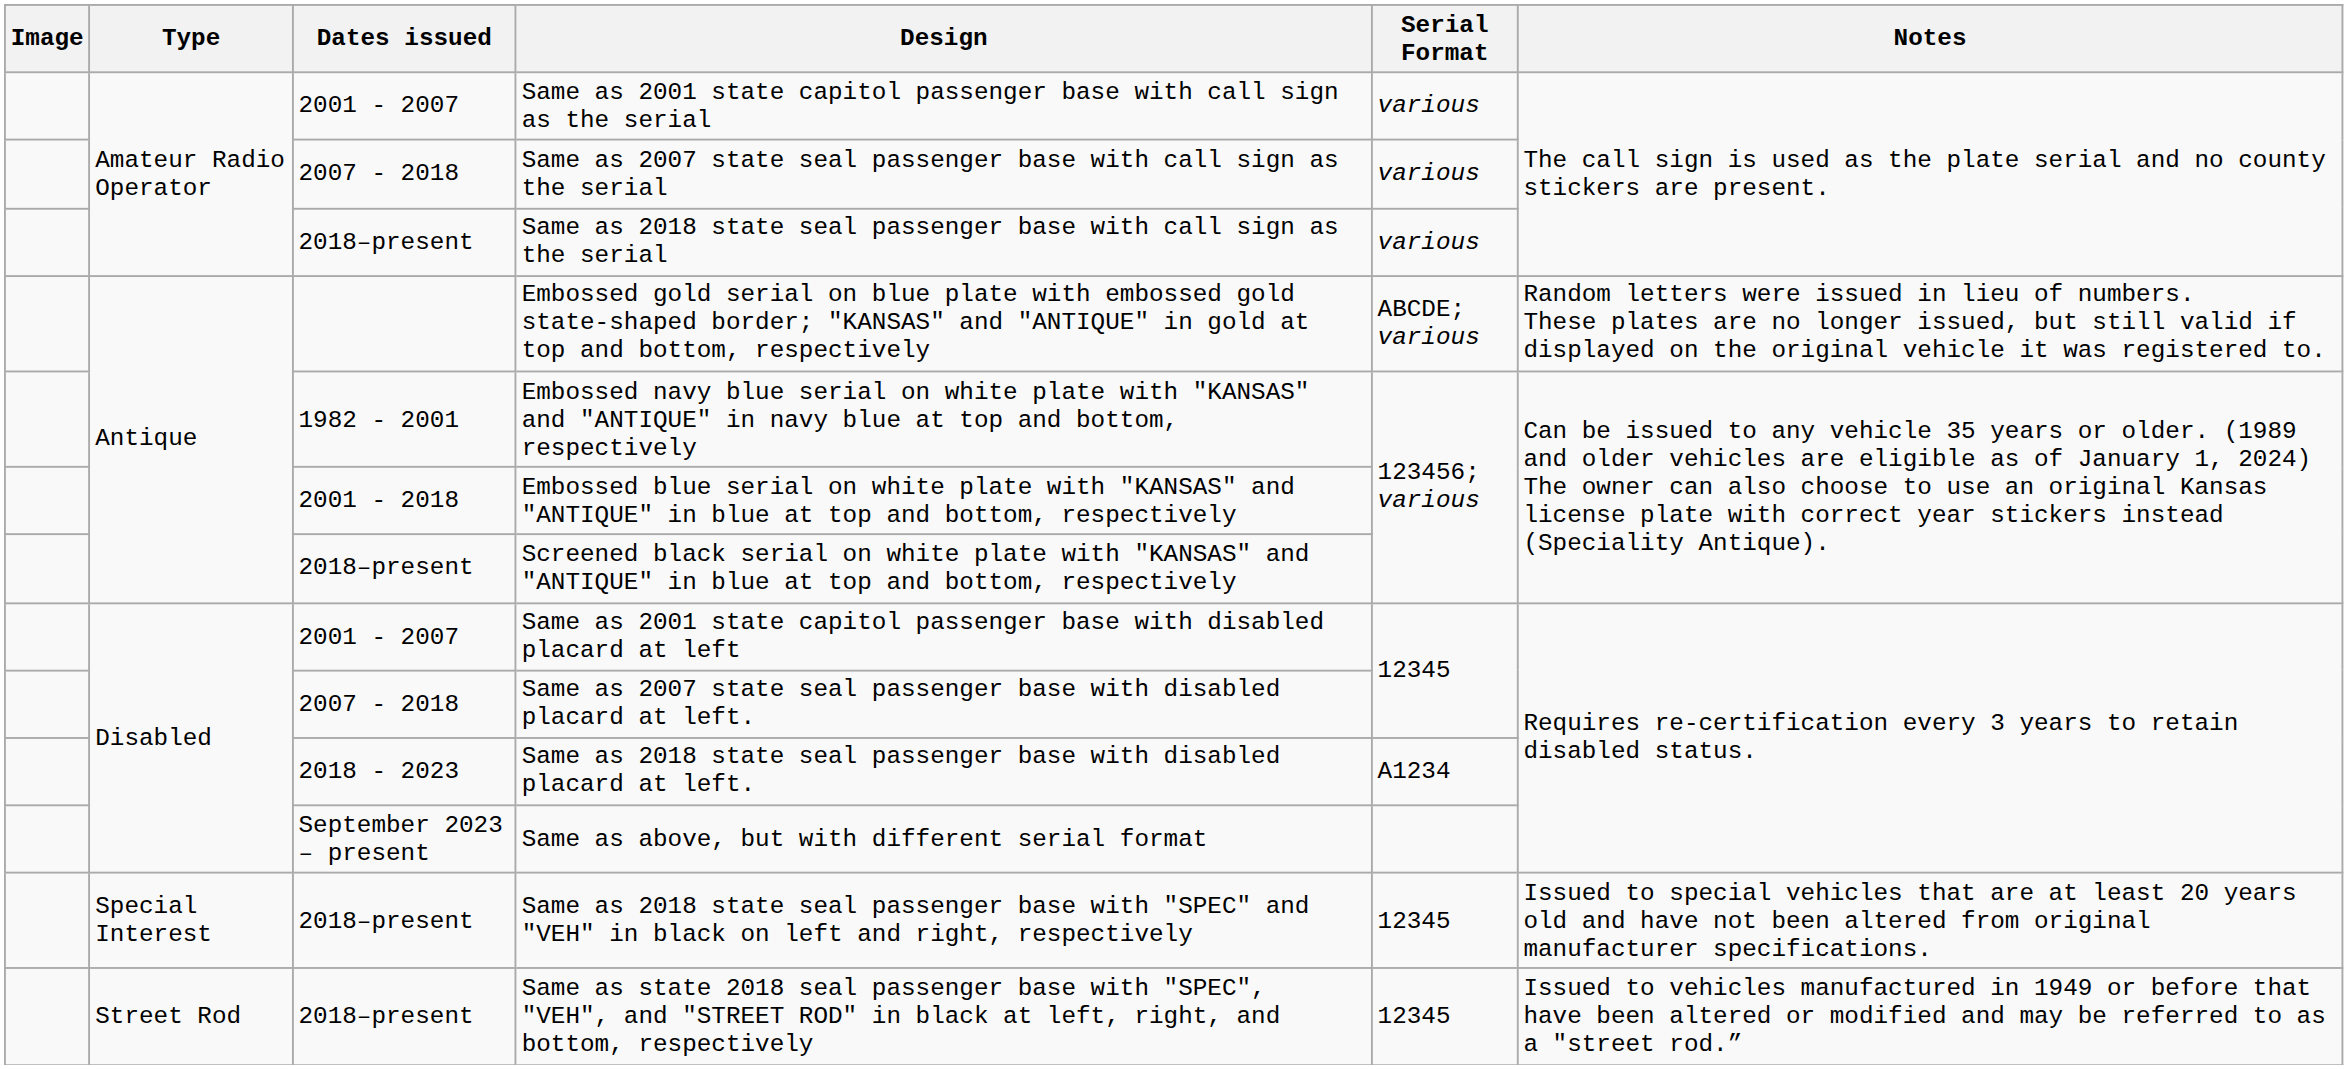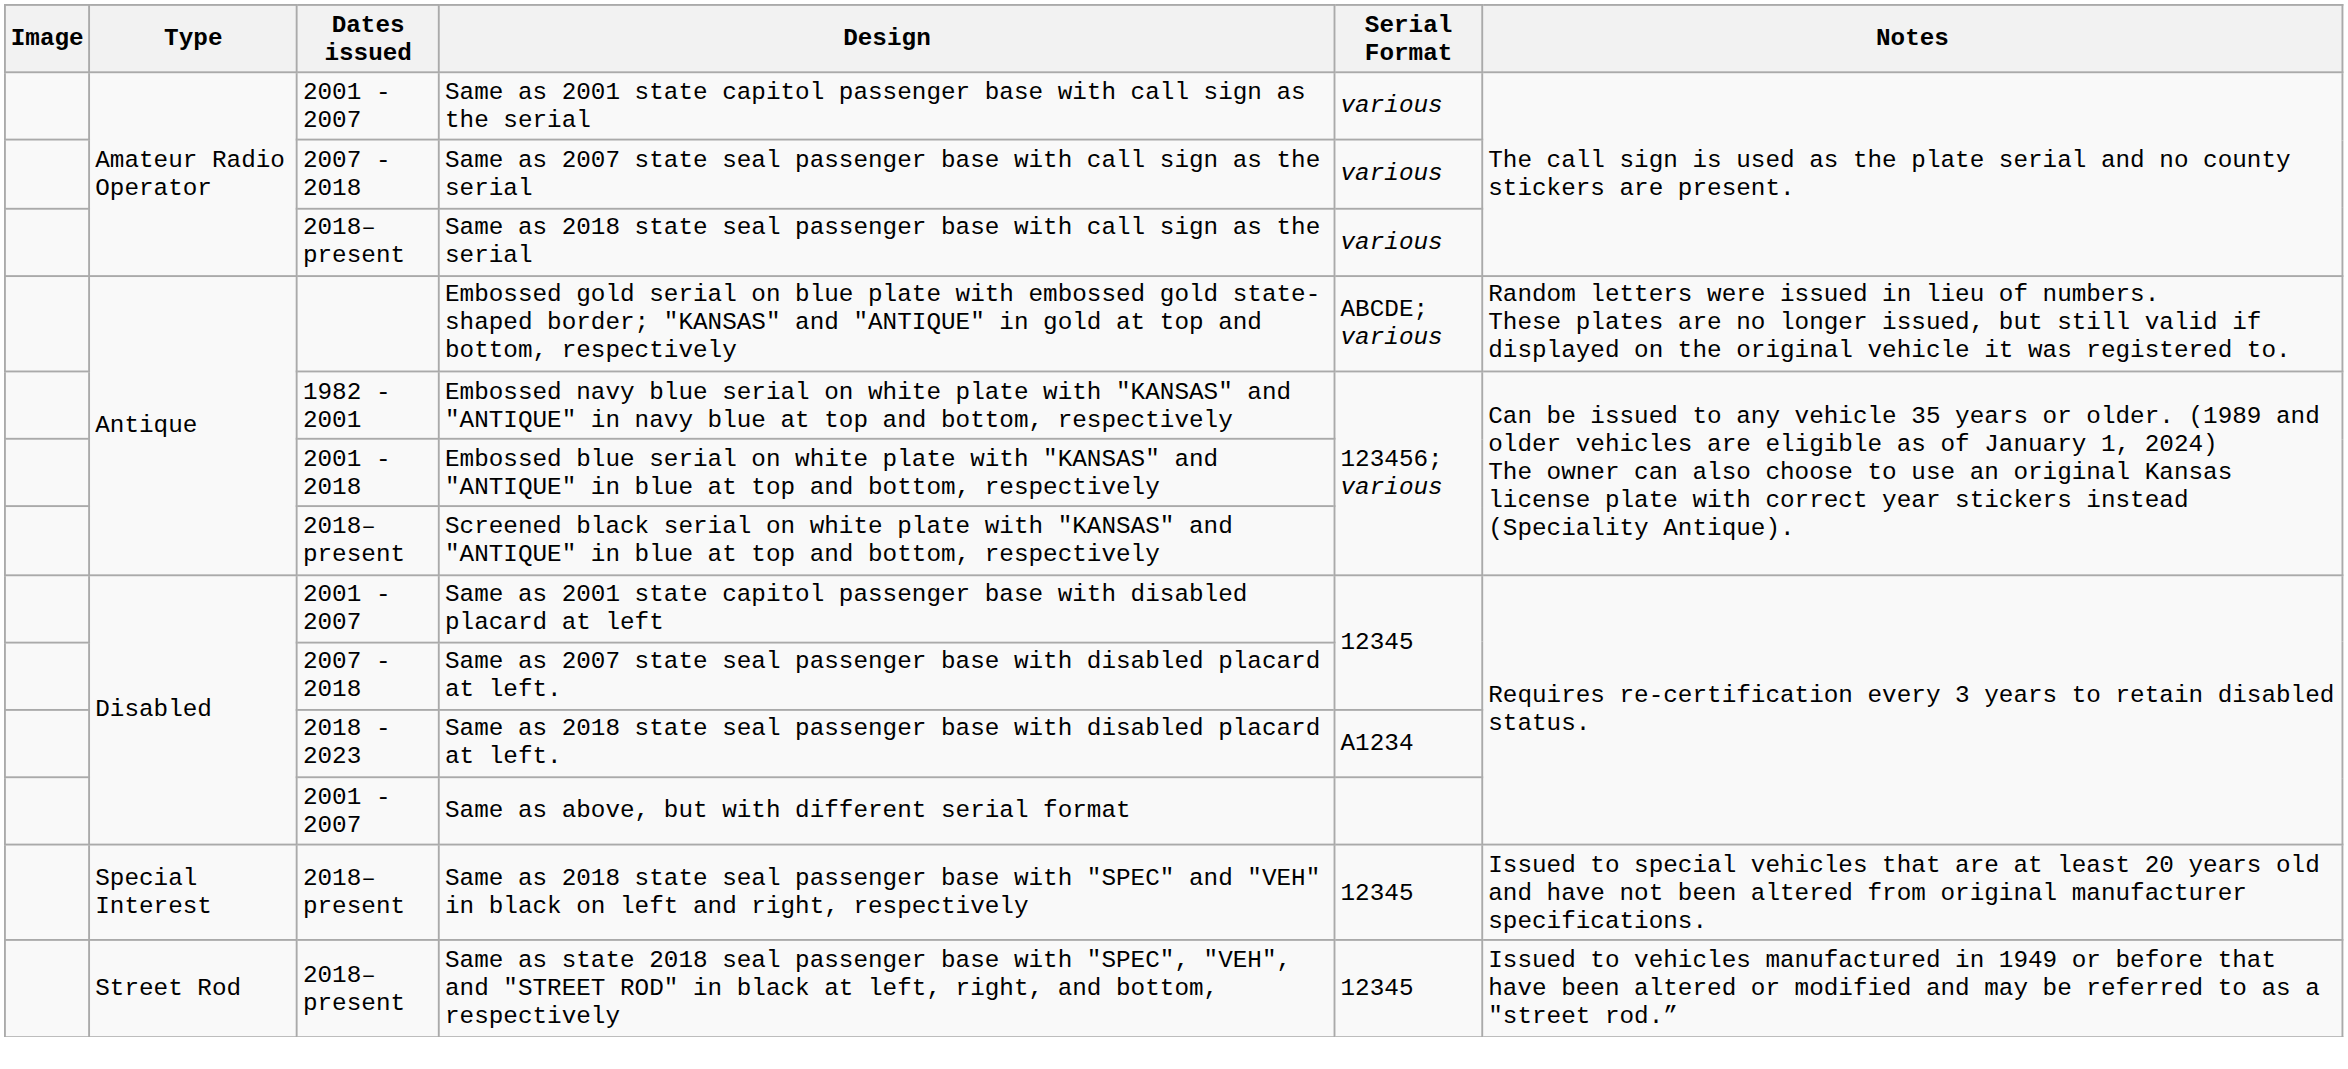(401, 839) September 2023 – present -> (347, 811) 2001 - 2007
